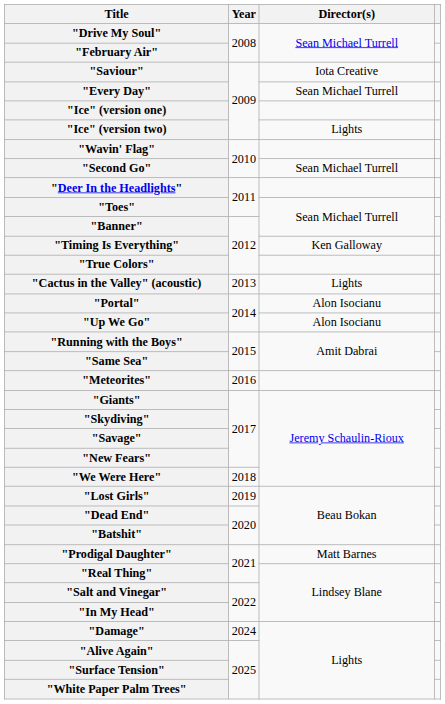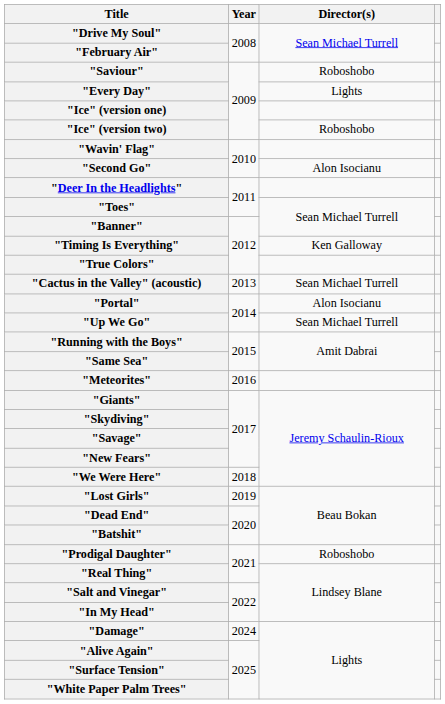(347, 71) Iota Creative -> (347, 71) Roboshobo
(347, 91) Sean Michael Turrell -> (347, 91) Lights
(347, 129) Lights -> (347, 129) Roboshobo
(347, 168) Sean Michael Turrell -> (347, 168) Alon Isocianu
(347, 284) Lights -> (347, 284) Sean Michael Turrell
(347, 322) Alon Isocianu -> (347, 322) Sean Michael Turrell
(347, 554) Matt Barnes -> (347, 554) Roboshobo
